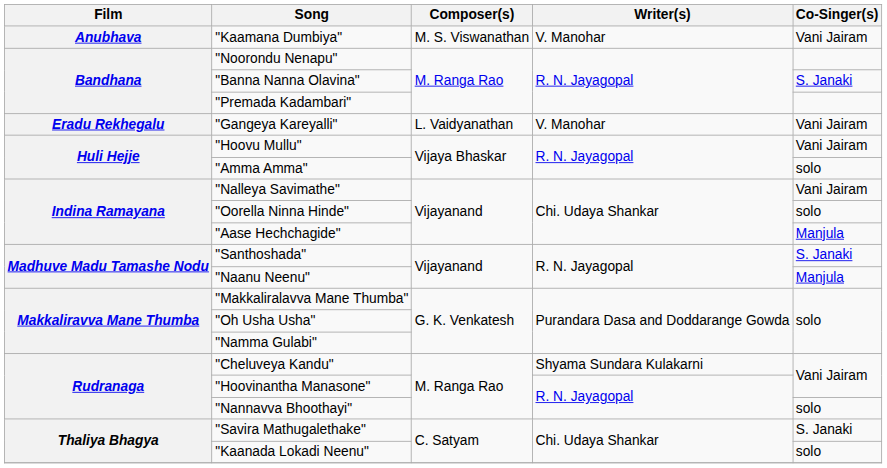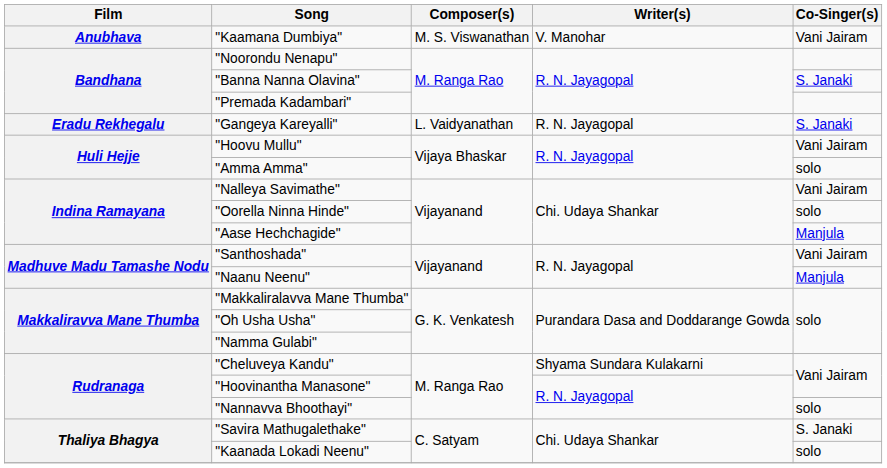(570, 124) V. Manohar -> (584, 124) R. N. Jayagopal
(832, 124) Vani Jairam -> (824, 124) S. Janaki
(824, 255) S. Janaki -> (832, 255) Vani Jairam
